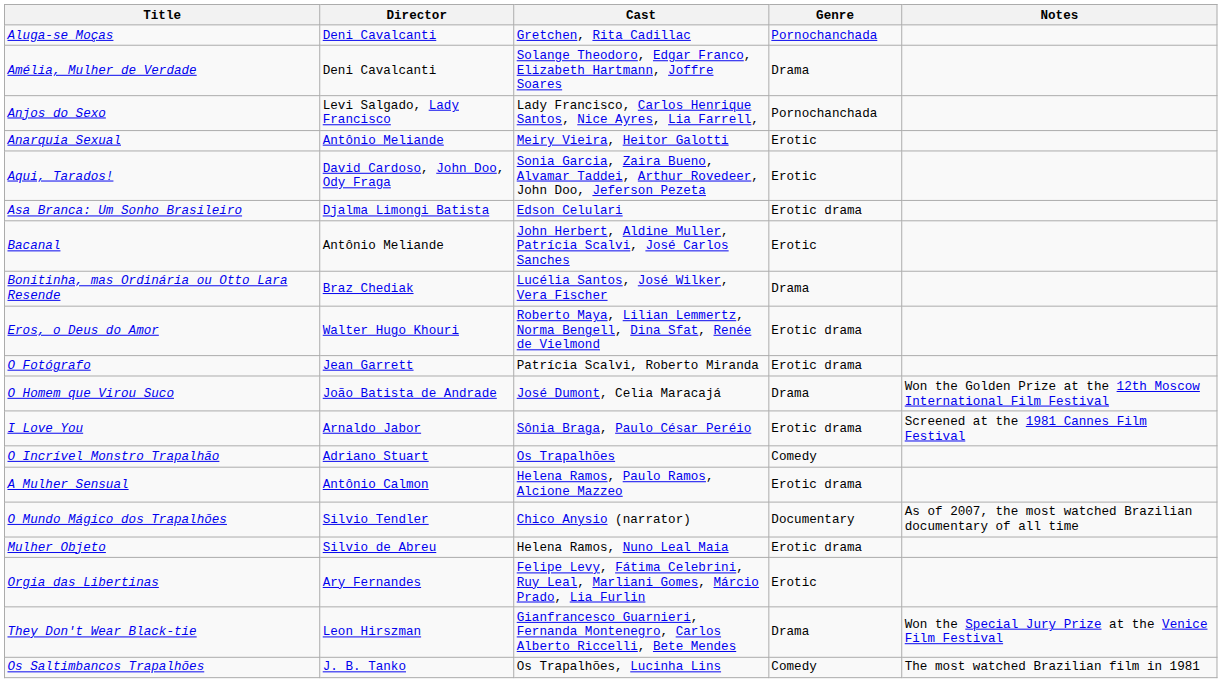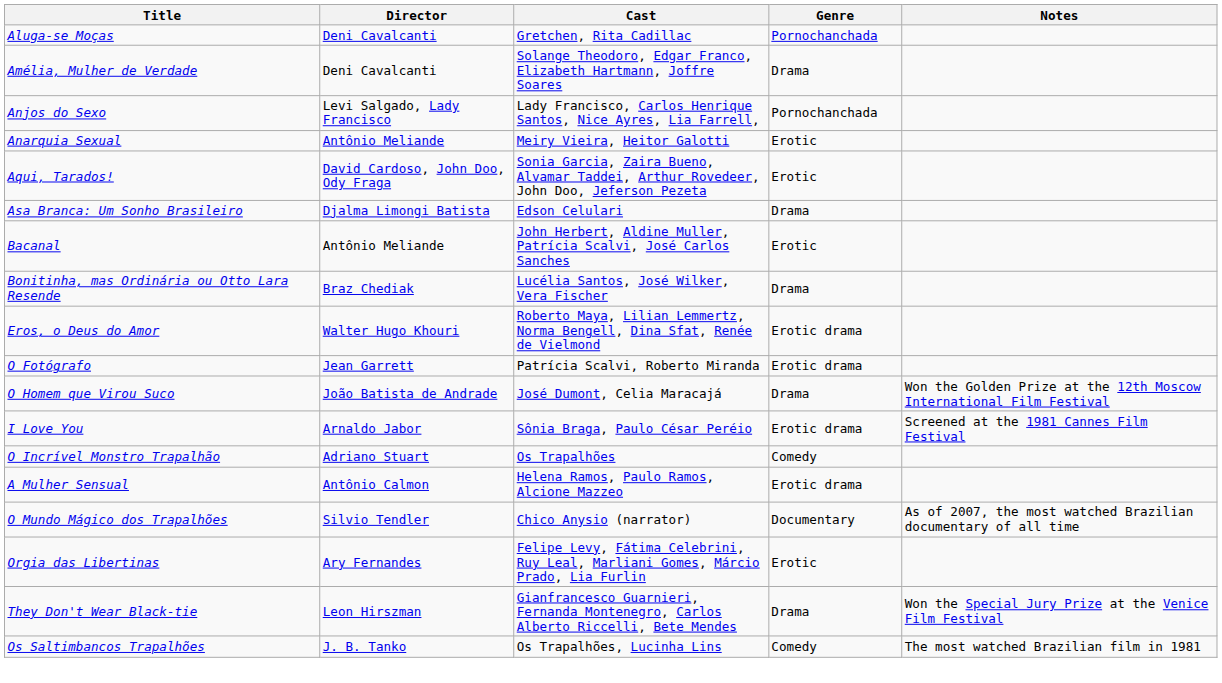(817, 211) Erotic drama -> (790, 211) Drama
- row: (57, 547)
